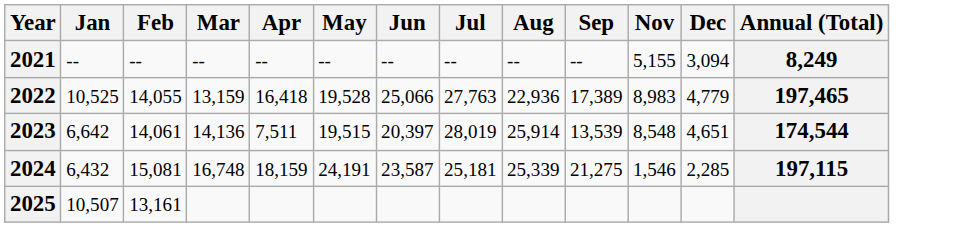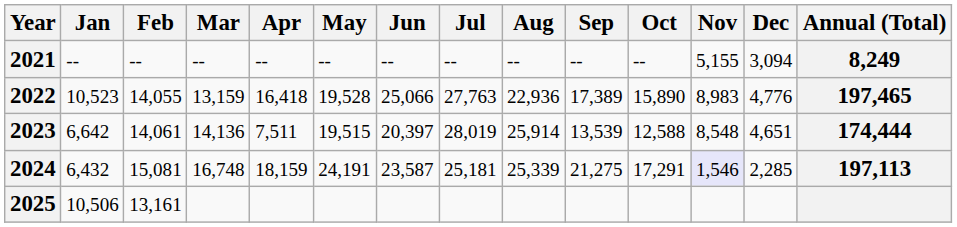+ column: (659, 22)
(93, 96) 10,525 -> (93, 96) 10,523
(708, 96) 4,779 -> (771, 96) 4,776
(812, 131) 174,544 -> (875, 131) 174,444
(654, 169) no background -> (717, 169) lavender background
(812, 167) 197,115 -> (875, 167) 197,113
(93, 205) 10,507 -> (93, 205) 10,506
